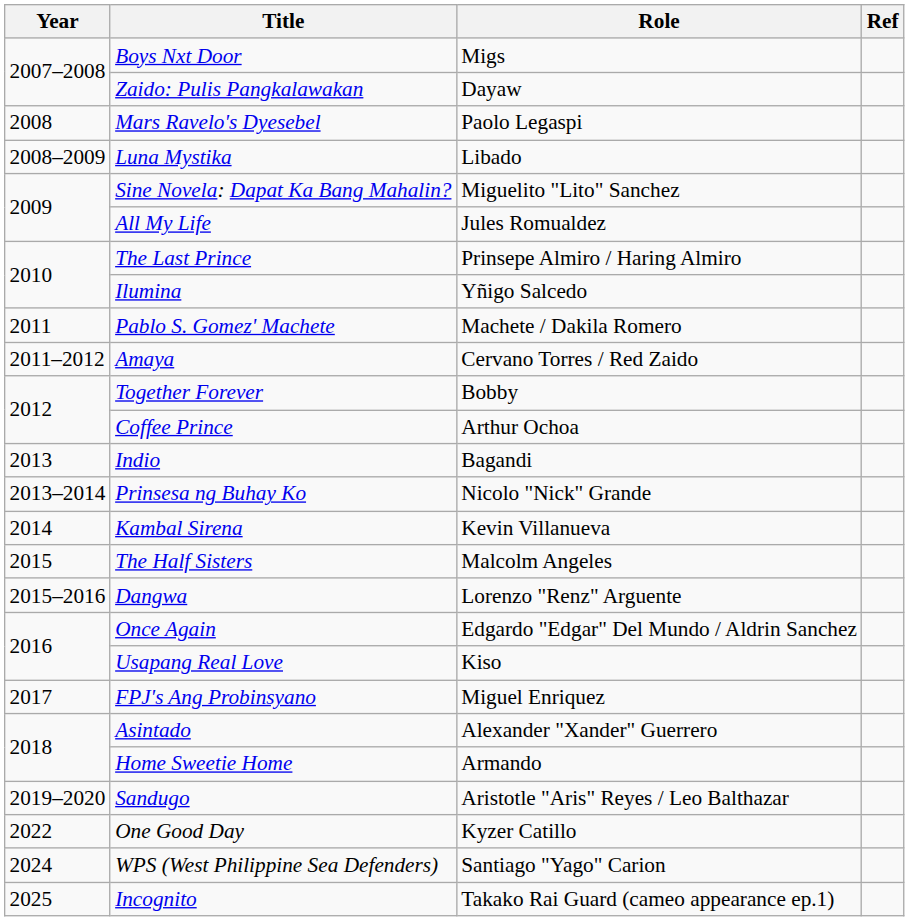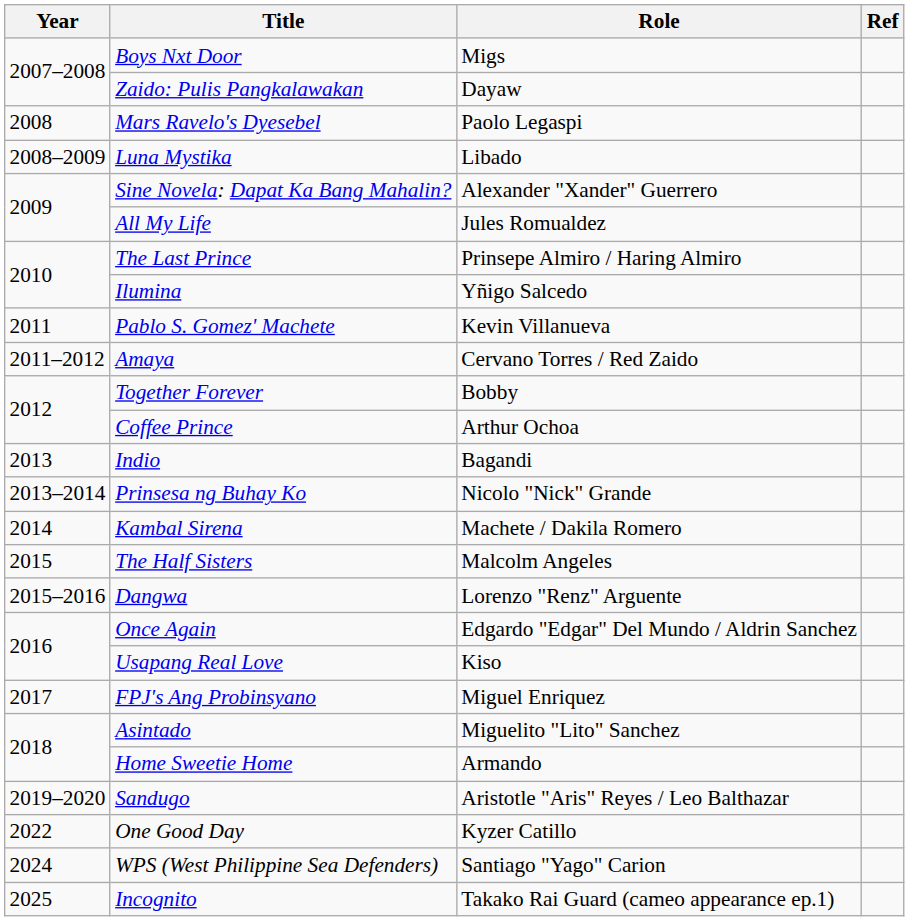(570, 190) Miguelito "Lito" Sanchez -> (589, 190) Alexander "Xander" Guerrero
(571, 325) Machete / Dakila Romero -> (536, 325) Kevin Villanueva
(536, 527) Kevin Villanueva -> (571, 527) Machete / Dakila Romero
(589, 730) Alexander "Xander" Guerrero -> (570, 730) Miguelito "Lito" Sanchez
